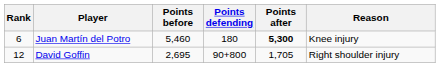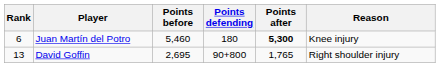(19, 54) 12 -> (19, 54) 13
(281, 54) 1,705 -> (281, 54) 1,765
